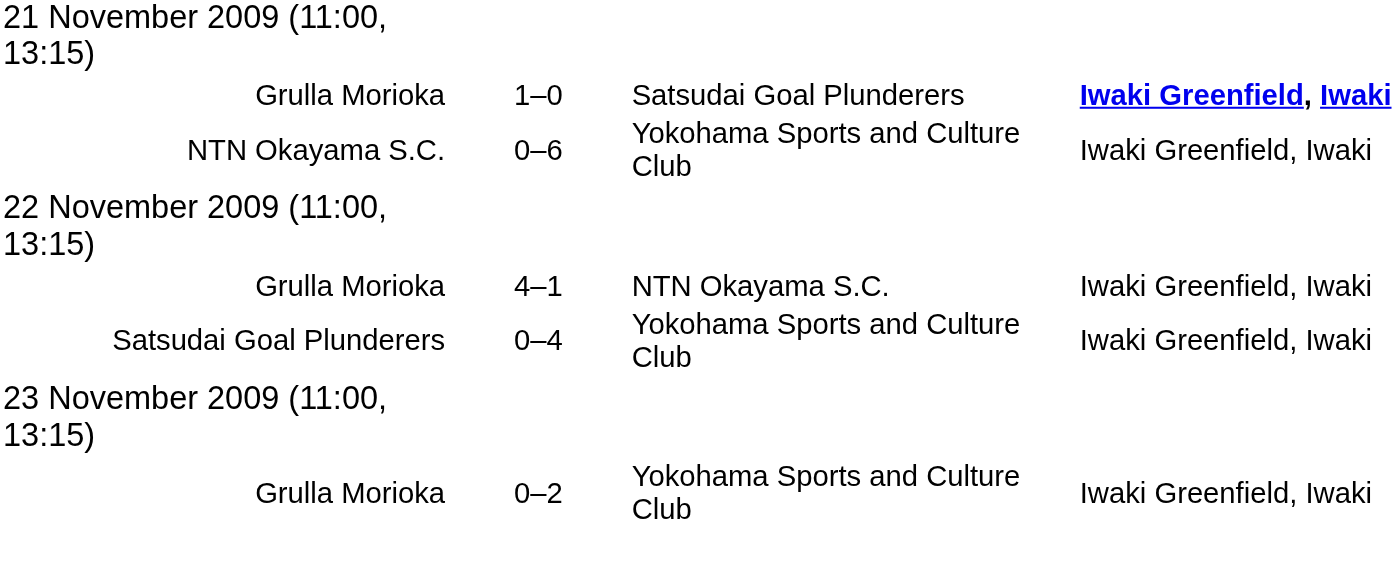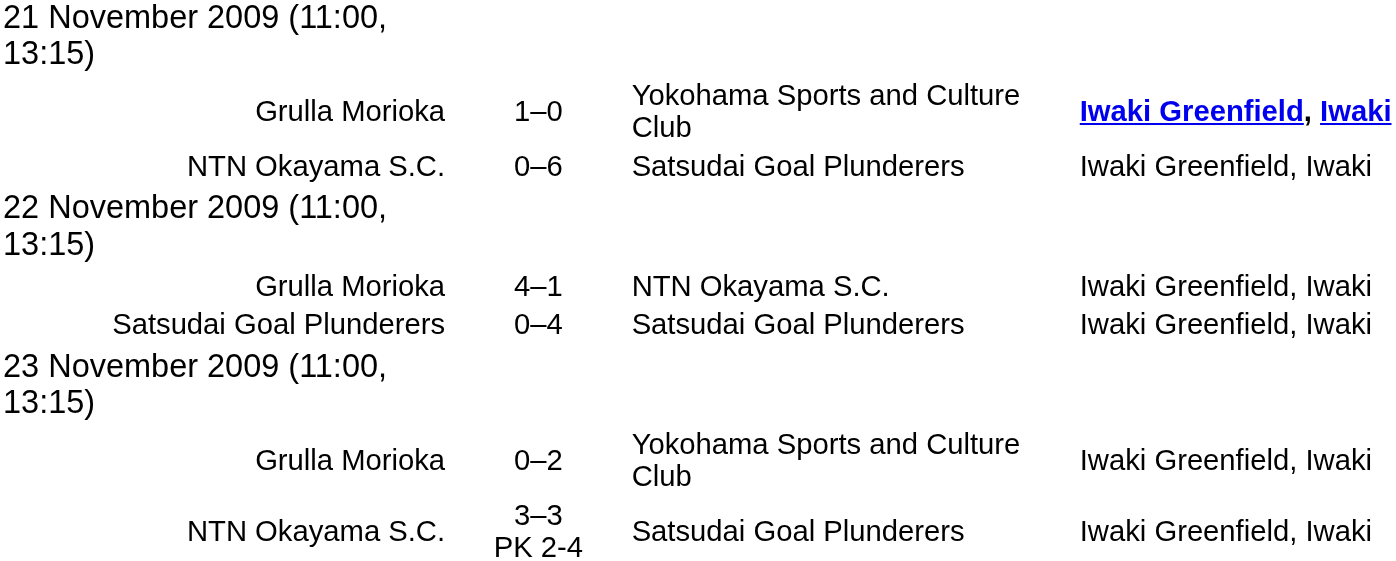(798, 95) Satsudai Goal Plunderers -> (826, 111) Yokohama Sports and Culture Club
(826, 149) Yokohama Sports and Culture Club -> (798, 166) Satsudai Goal Plunderers
(826, 340) Yokohama Sports and Culture Club -> (798, 324) Satsudai Goal Plunderers
+ row: (316, 531)
